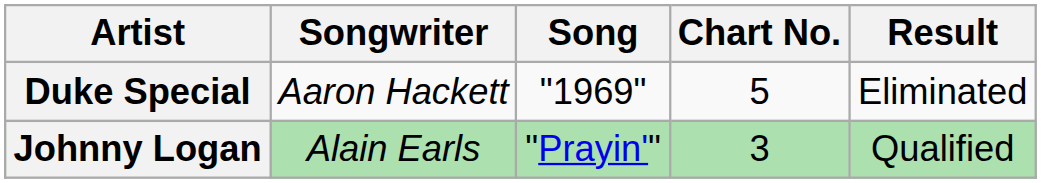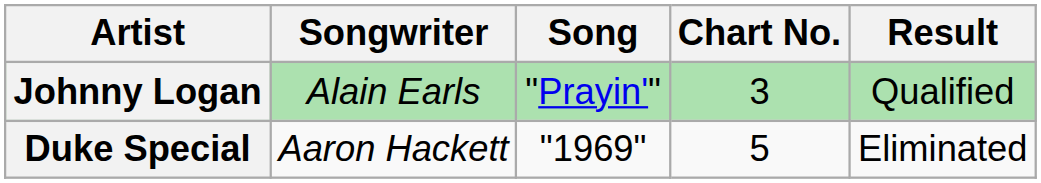rows swapped: (138, 90) <-> (138, 148)
